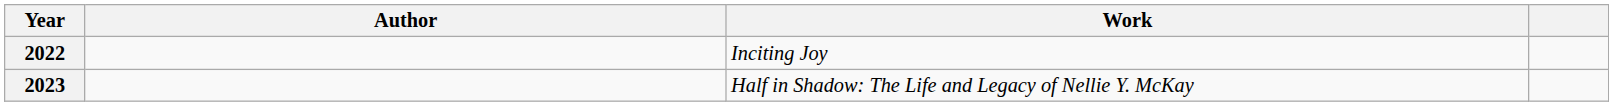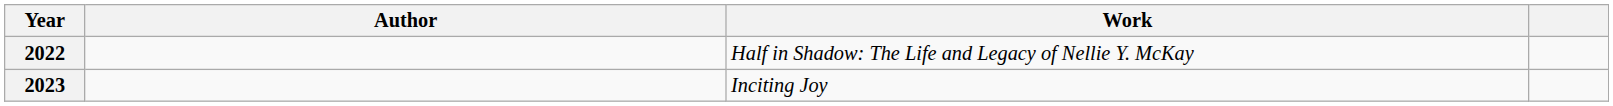(779, 52) Inciting Joy -> (962, 52) Half in Shadow: The Life and Legacy of Nellie Y. McKay
(962, 85) Half in Shadow: The Life and Legacy of Nellie Y. McKay -> (779, 85) Inciting Joy
